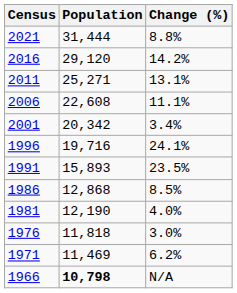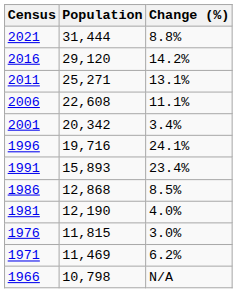(169, 168) 23.5% -> (169, 168) 23.4%
(86, 234) 11,818 -> (86, 234) 11,815
(86, 277) bold -> (86, 277) normal
